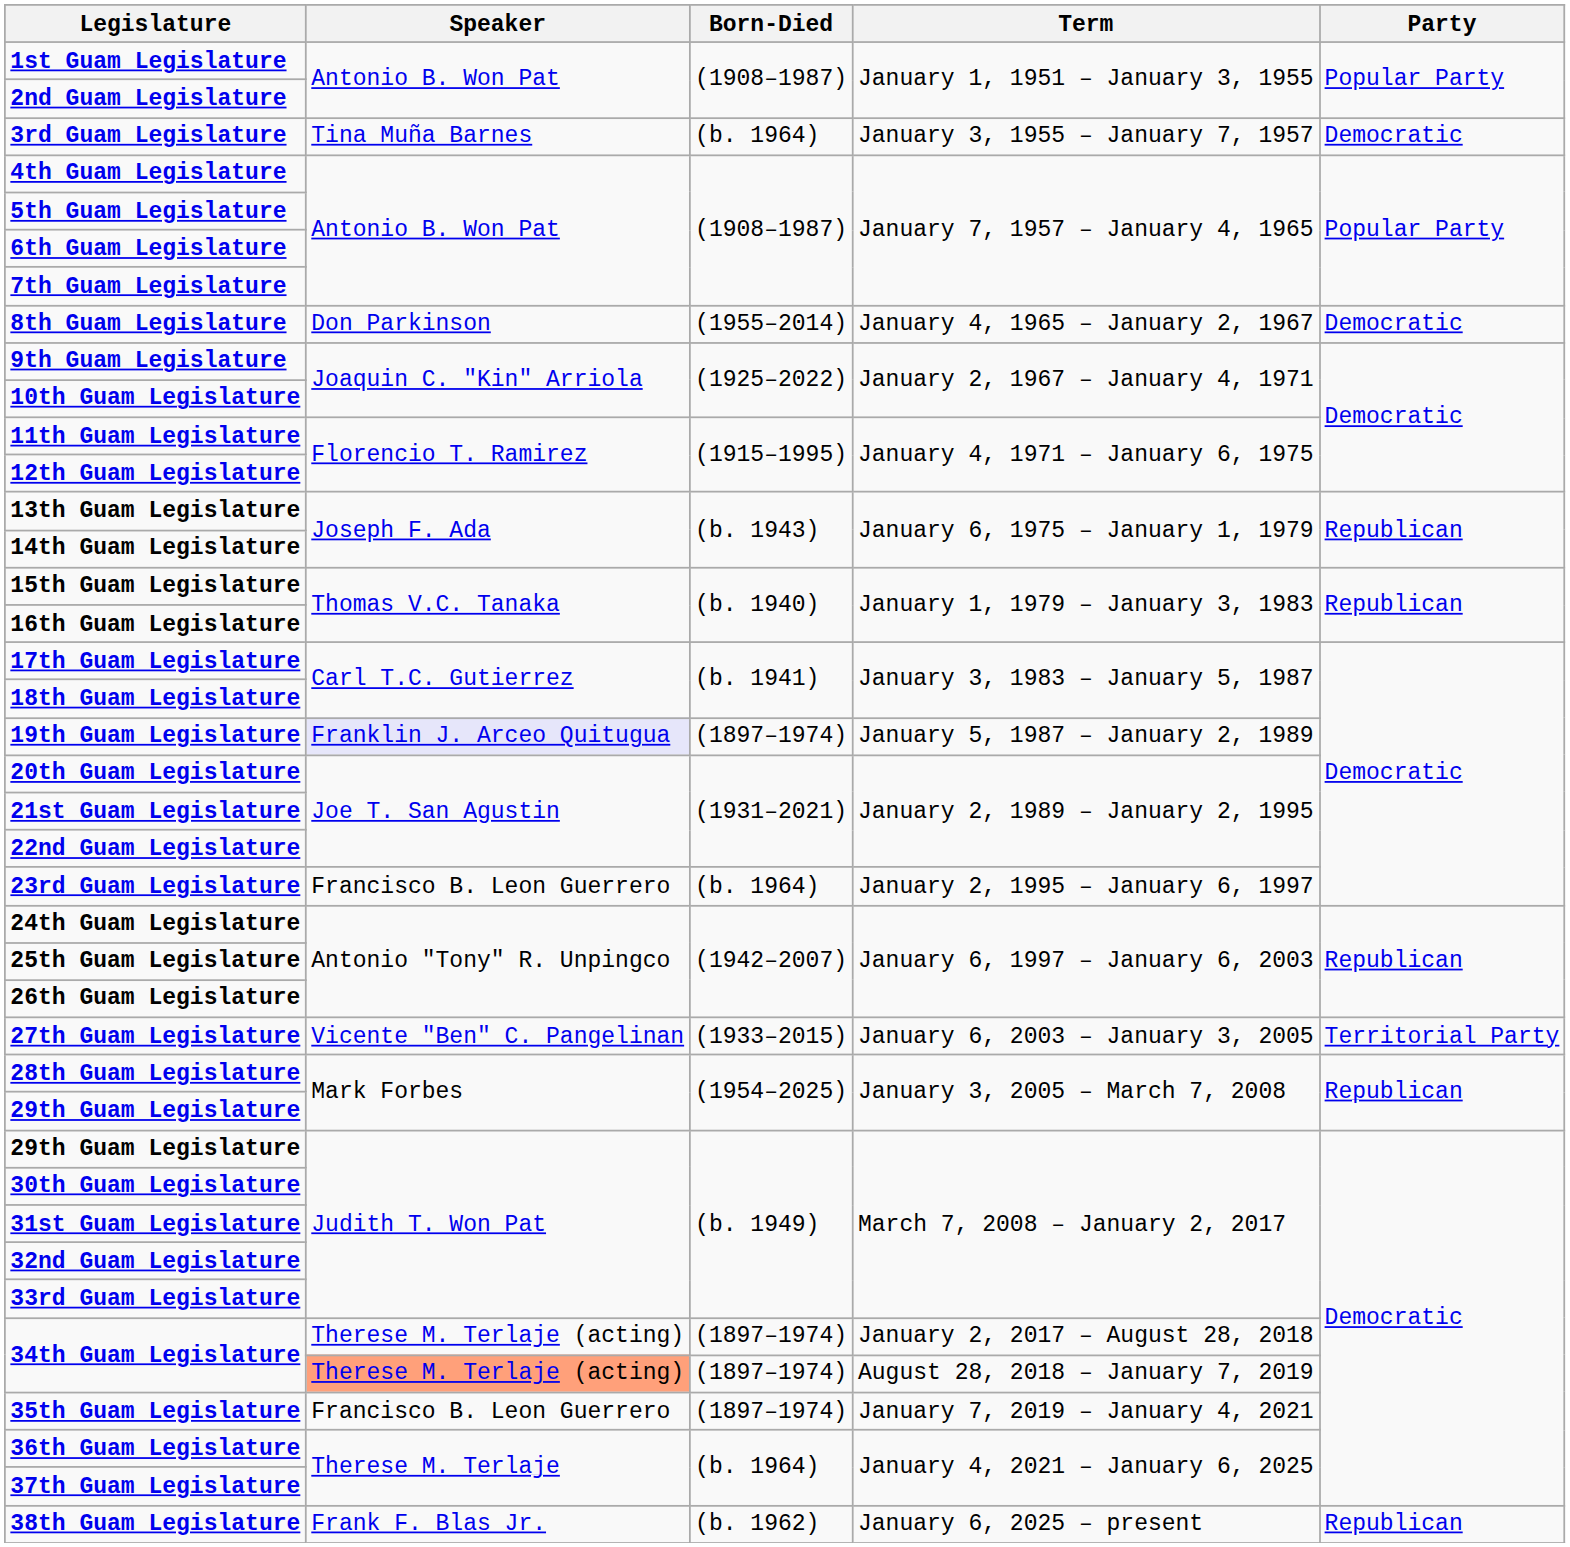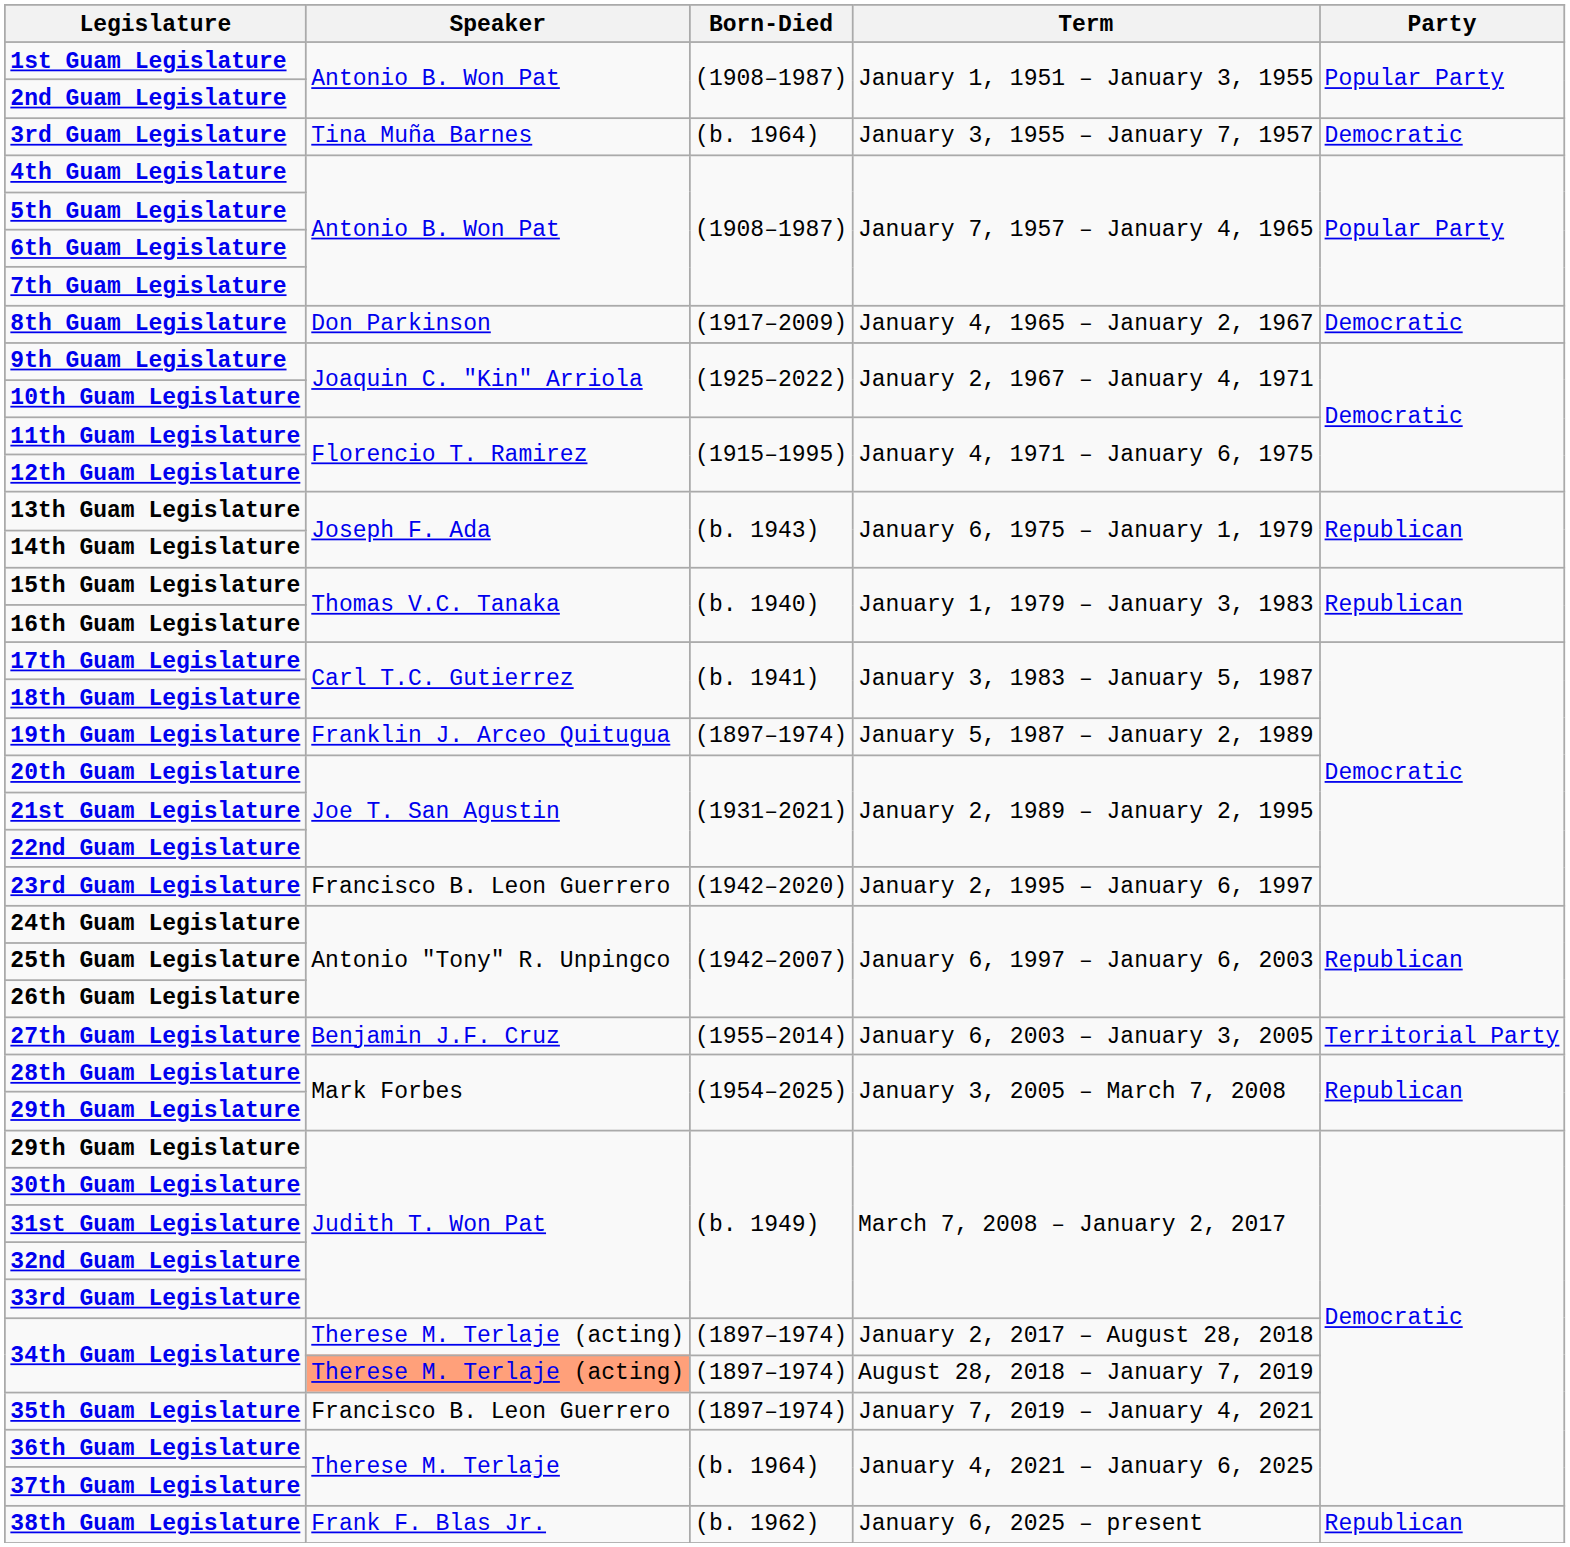(771, 324) (1955–2014) -> (771, 324) (1917–2009)
(491, 736) lavender background -> (491, 736) no background
(757, 886) (b. 1964) -> (771, 886) (1942–2020)
(498, 1036) Vicente "Ben" C. Pangelinan -> (436, 1036) Benjamin J.F. Cruz
(771, 1036) (1933–2015) -> (771, 1036) (1955–2014)
